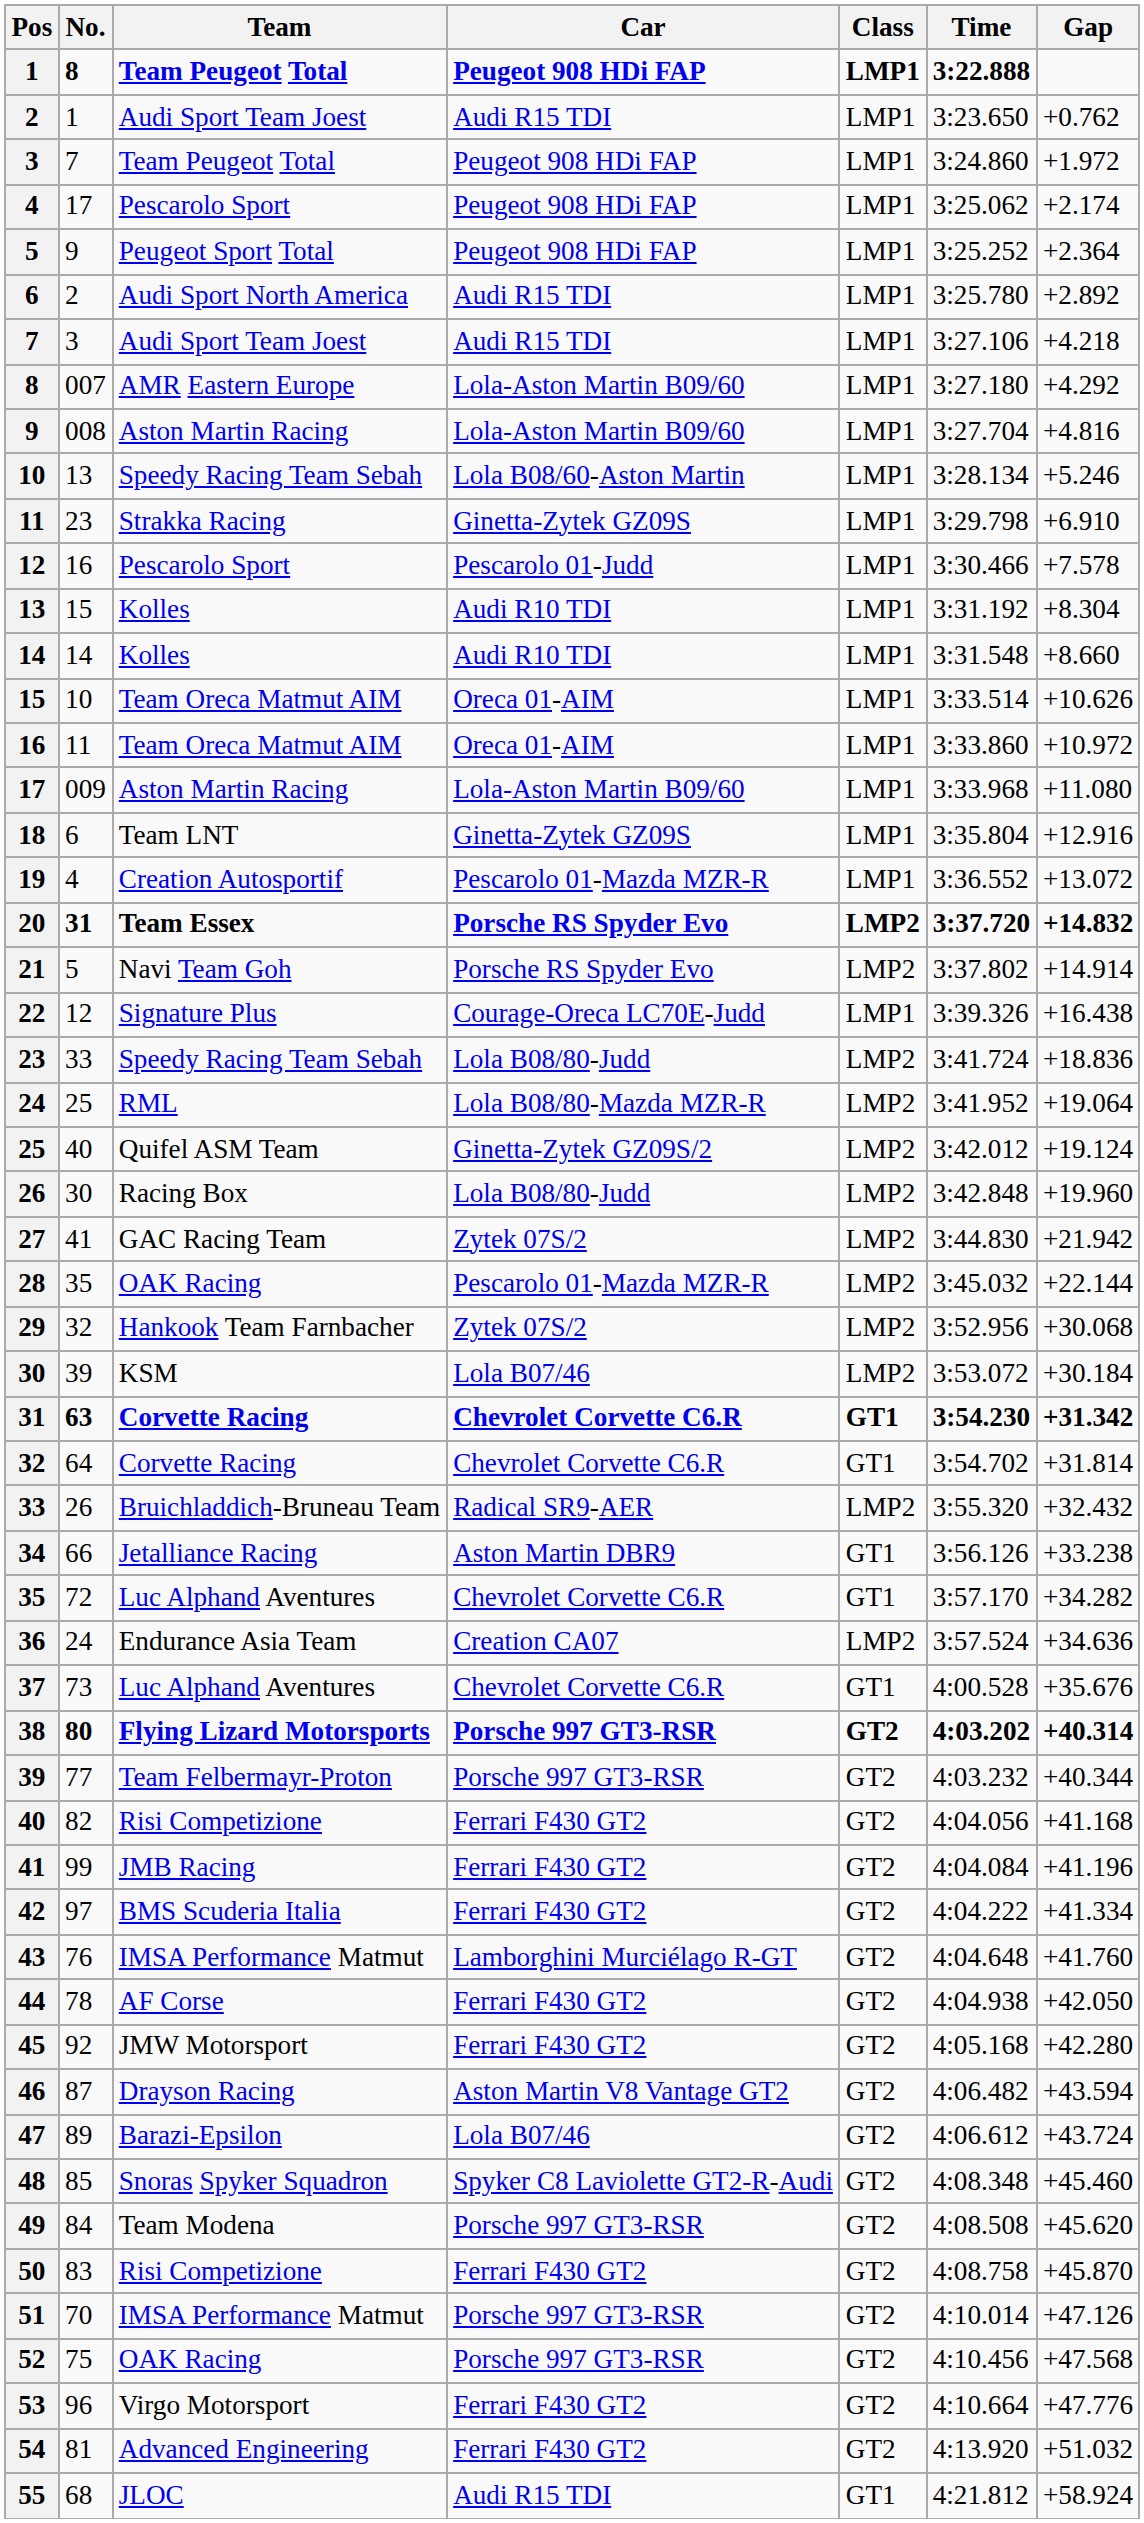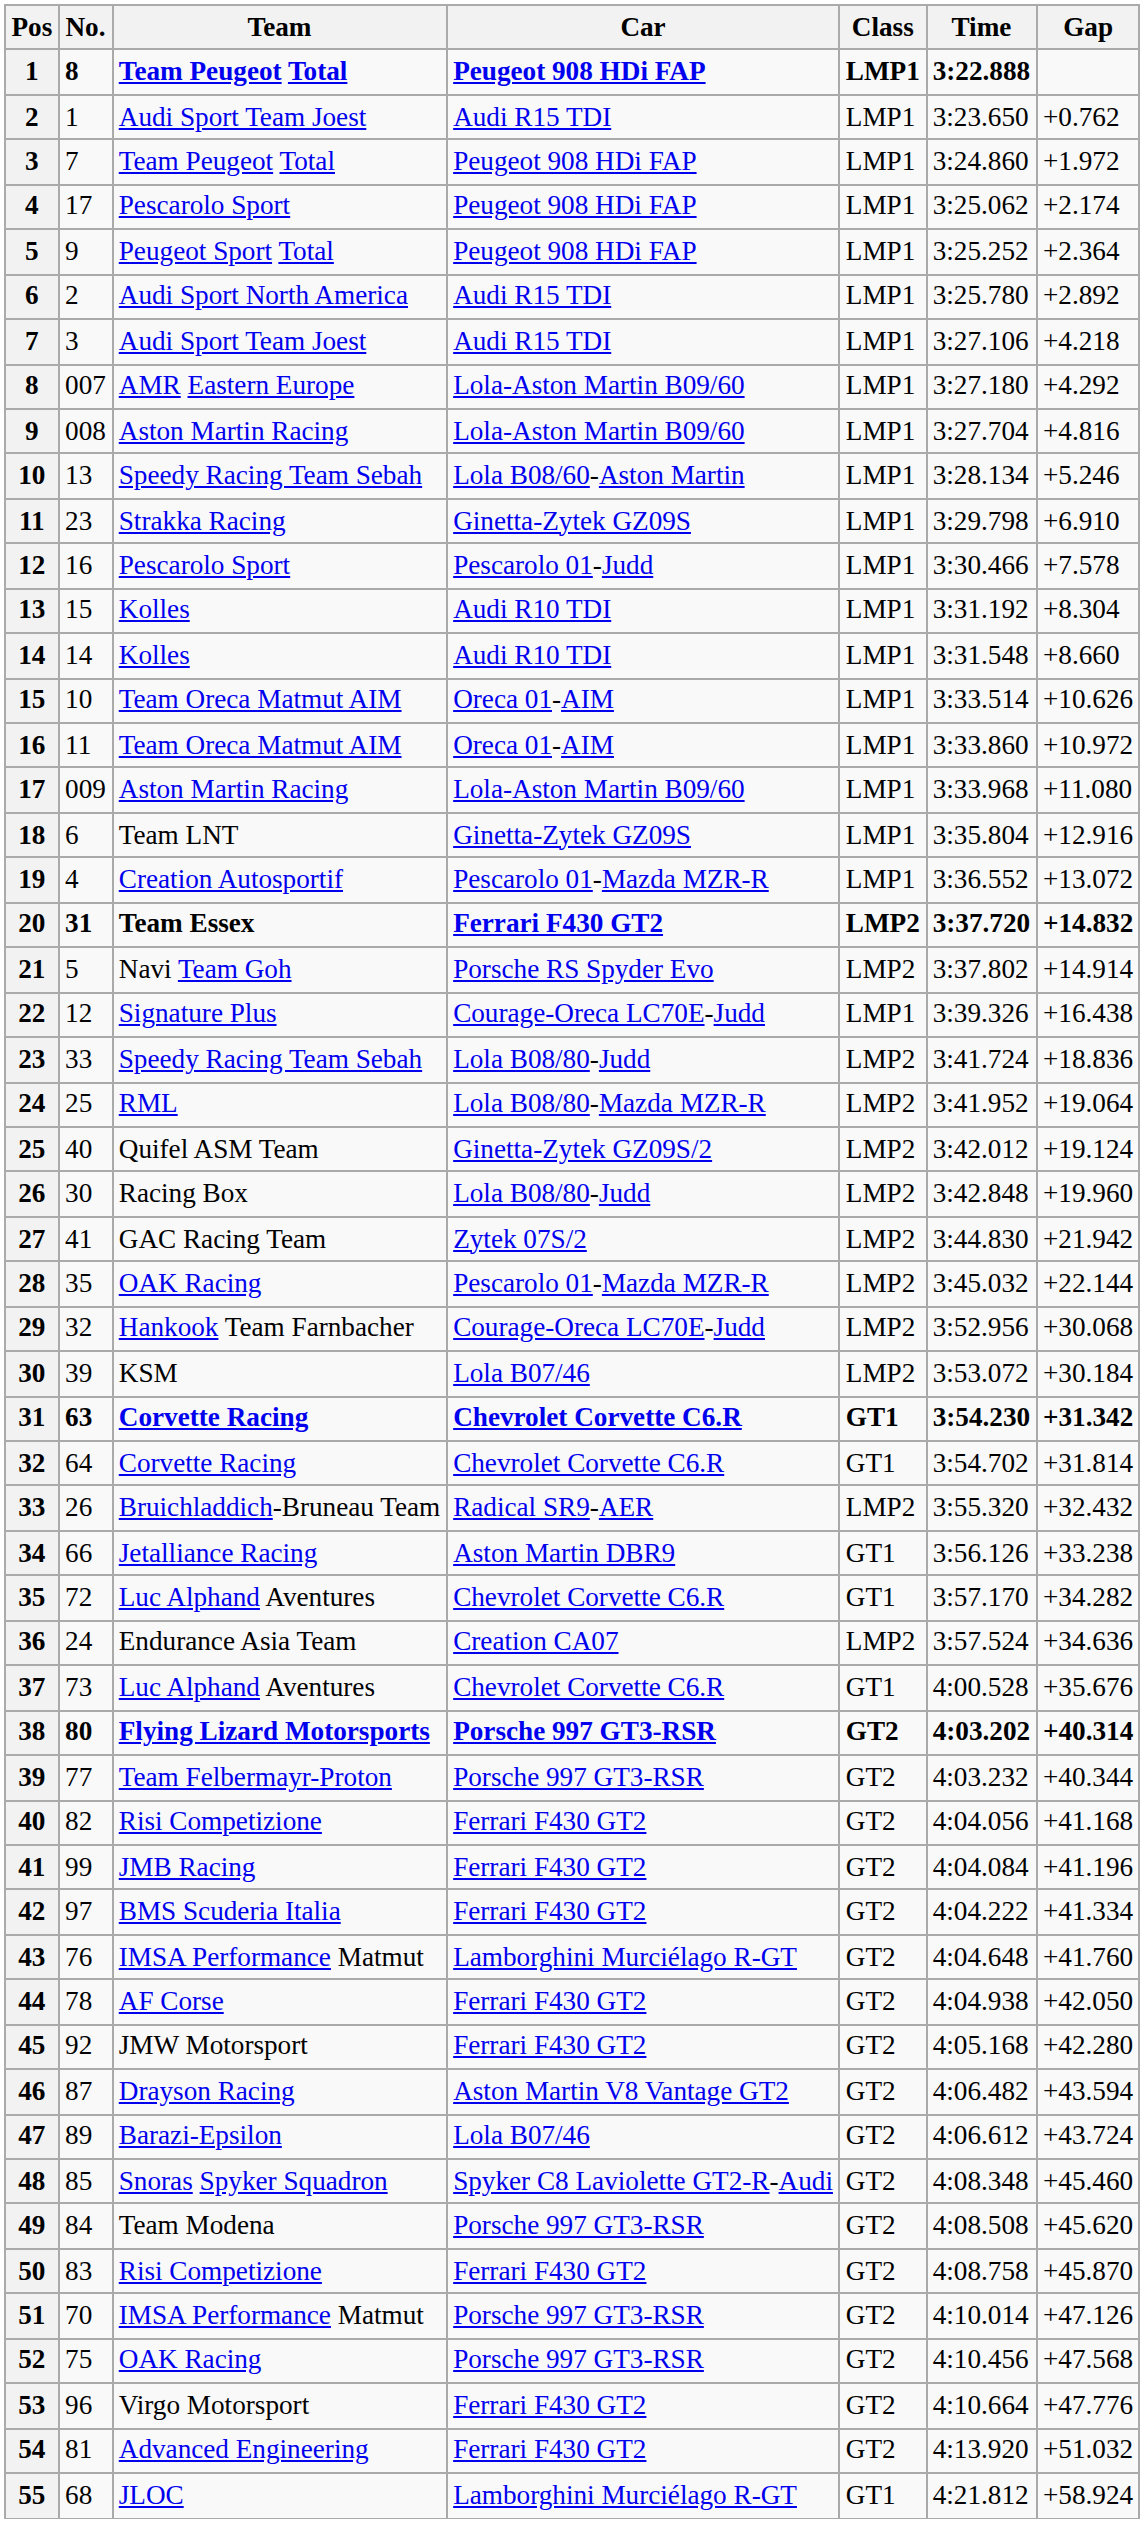(591, 924) Porsche RS Spyder Evo -> (558, 924) Ferrari F430 GT2
(520, 1327) Zytek 07S/2 -> (609, 1327) Courage-Oreca LC70E-Judd
(532, 2494) Audi R15 TDI -> (625, 2494) Lamborghini Murciélago R-GT
